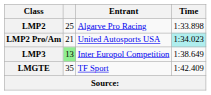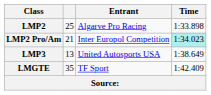(119, 40) United Autosports USA -> (124, 40) Inter Europol Competition
(69, 54) lightgreen background -> (69, 54) no background
(124, 54) Inter Europol Competition -> (119, 54) United Autosports USA
